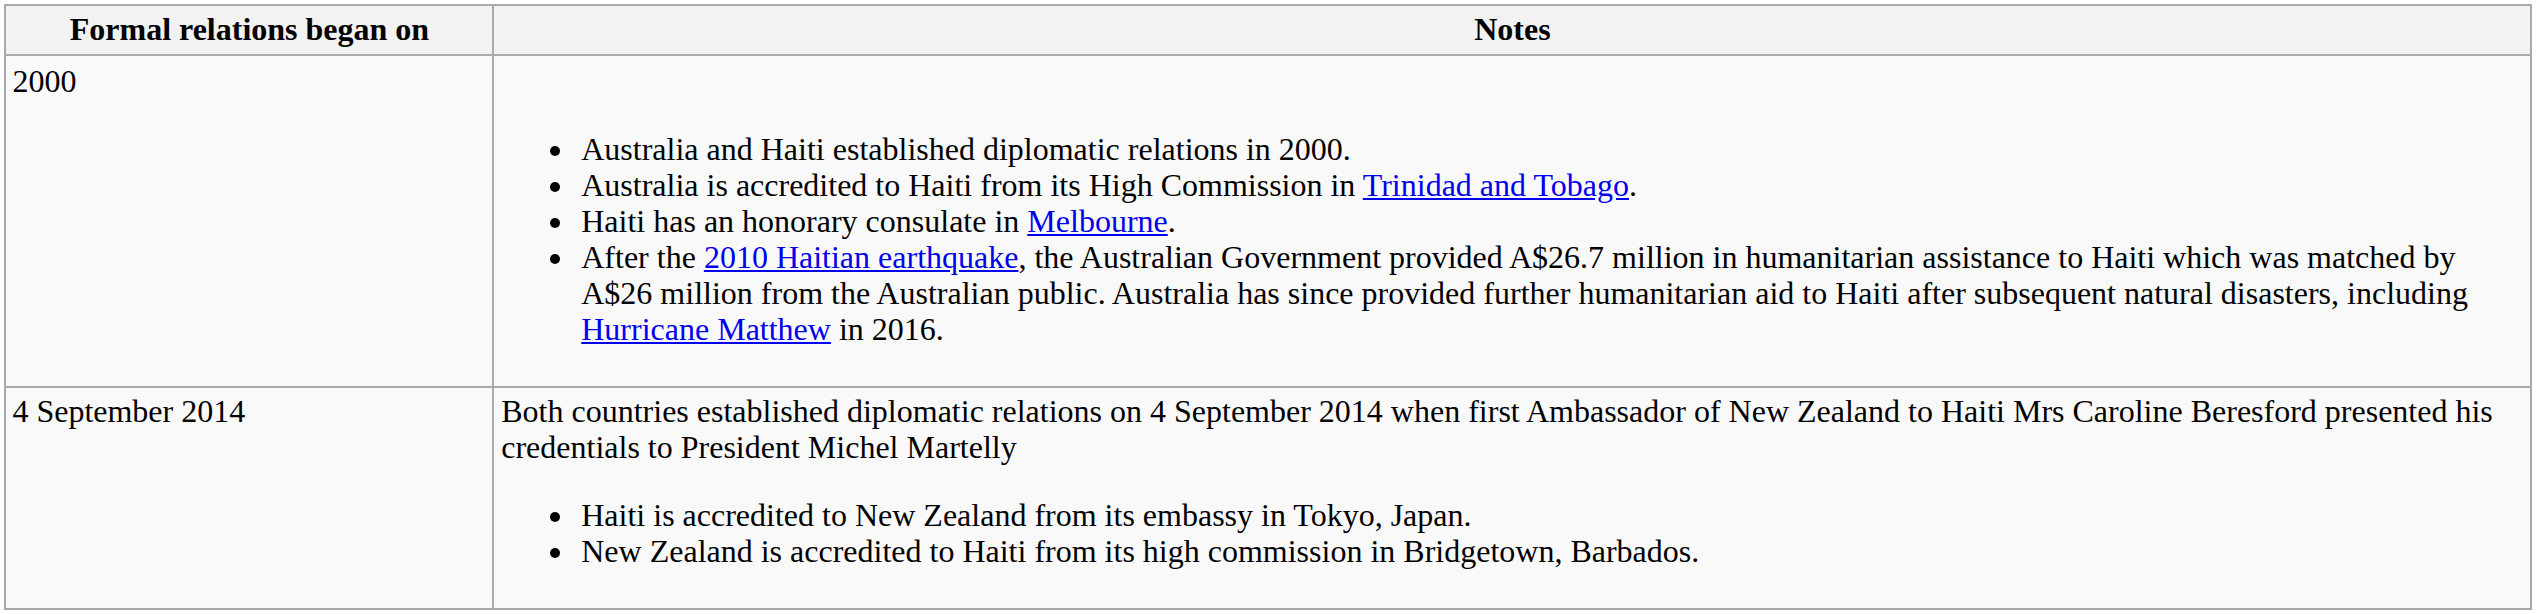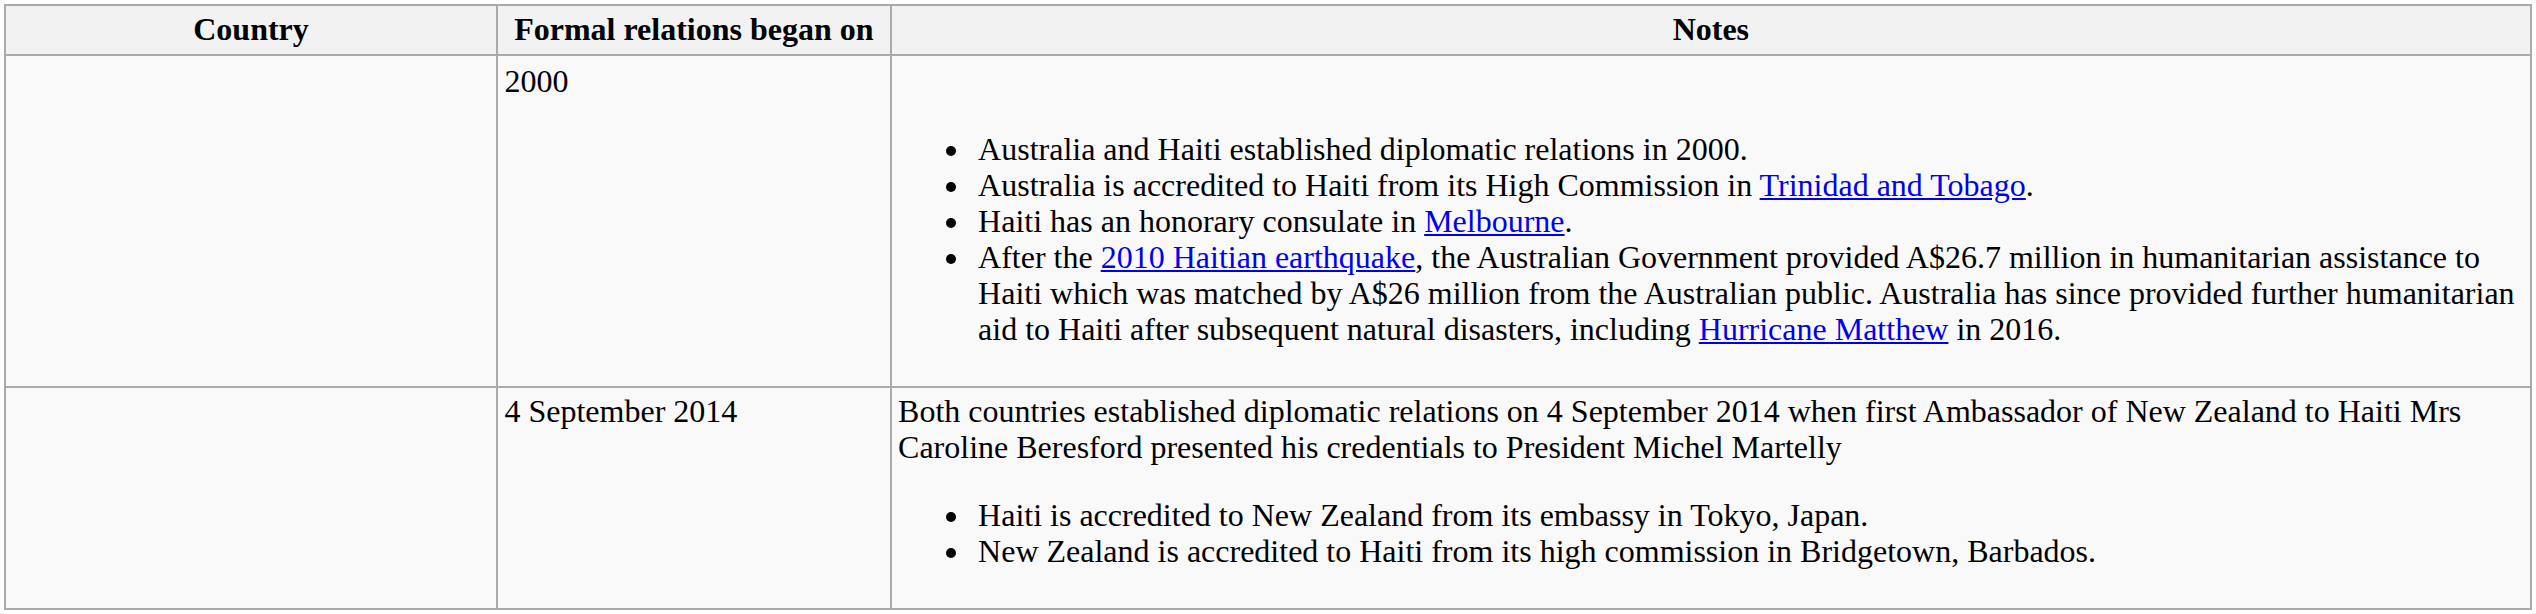+ column: (251, 29)
